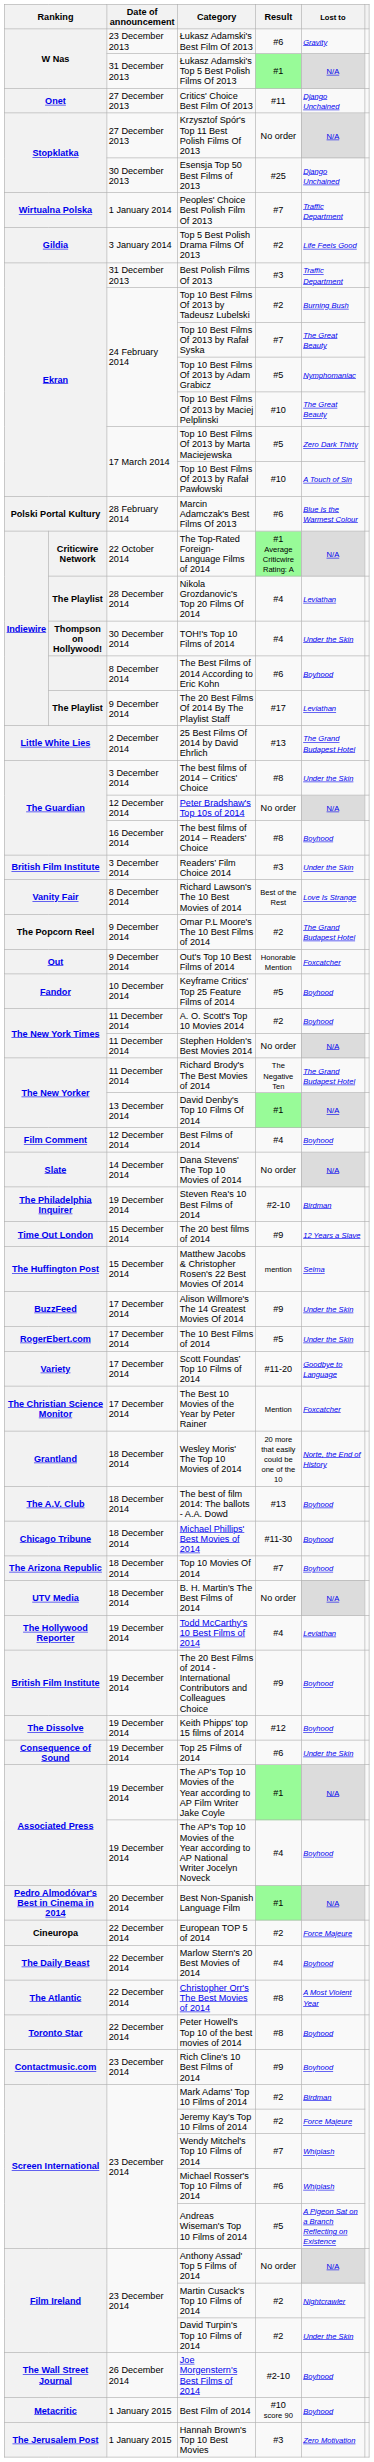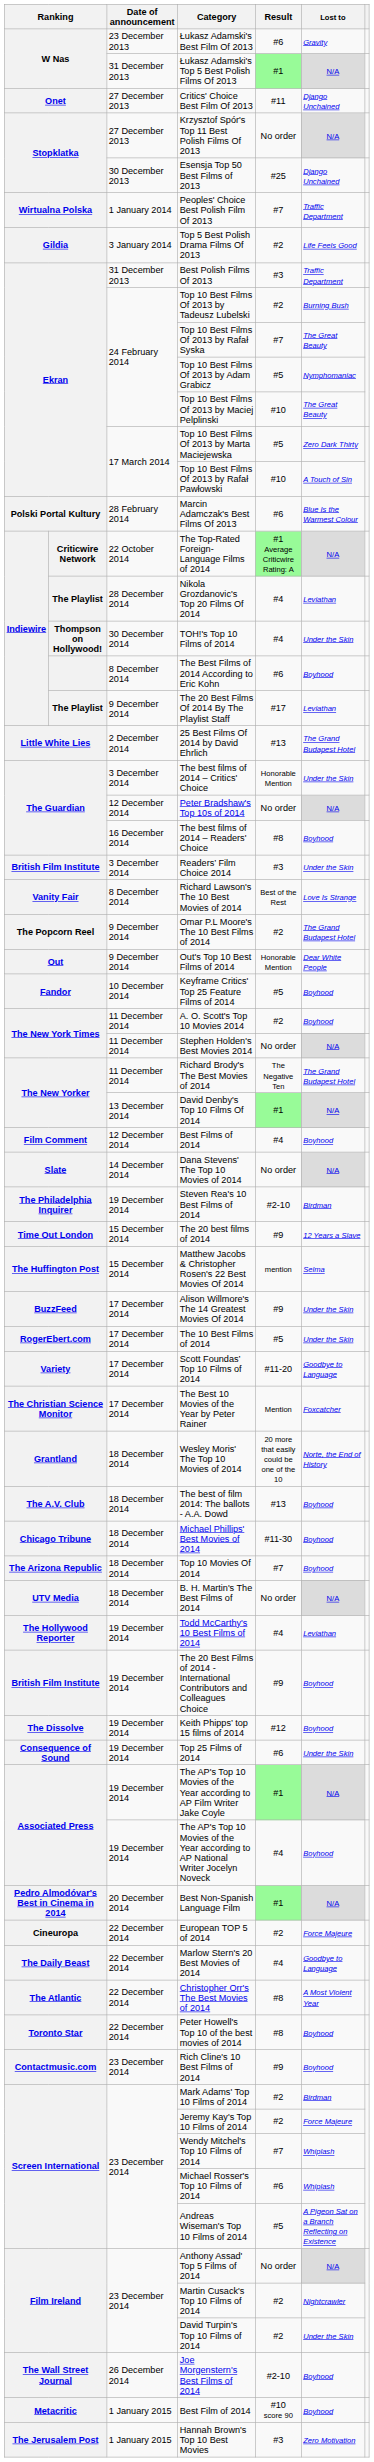(278, 778) #8 -> (278, 779) Honorable Mention
(322, 963) Foxcatcher -> (322, 963) Dear White People
(318, 1964) Boyhood -> (323, 1964) Goodbye to Language
